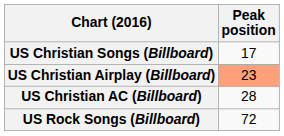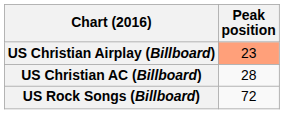- row: (111, 53)
